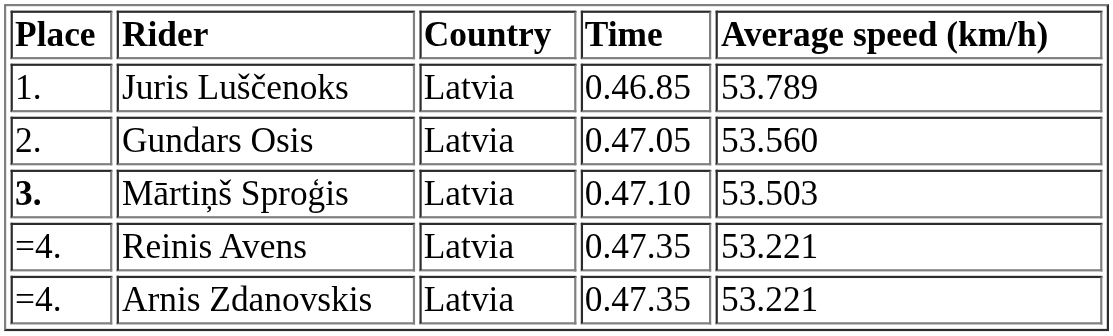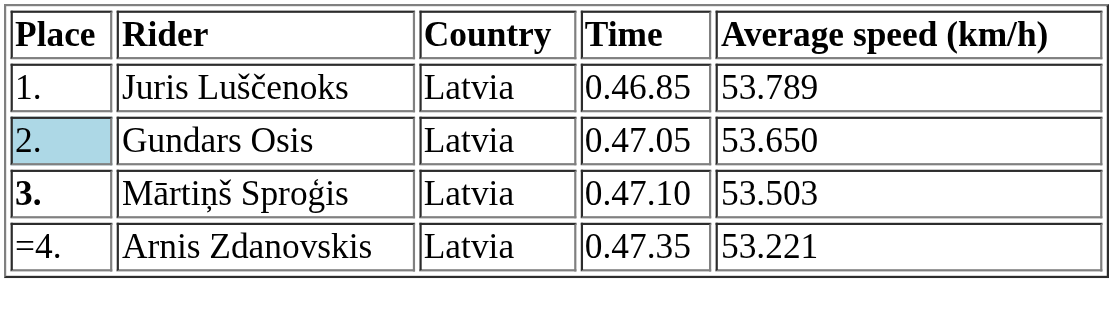(28, 140) no background -> (28, 140) lightblue background
(770, 140) 53.560 -> (770, 140) 53.650
- row: (214, 246)
